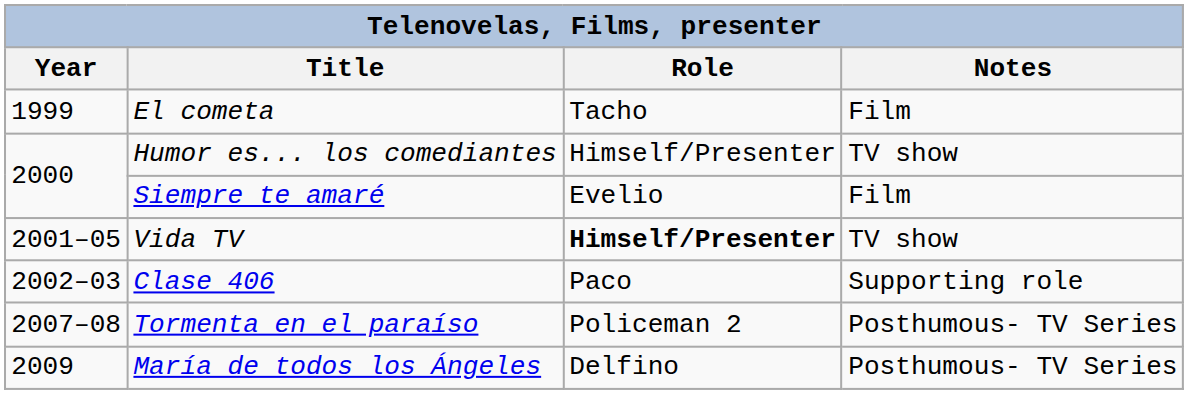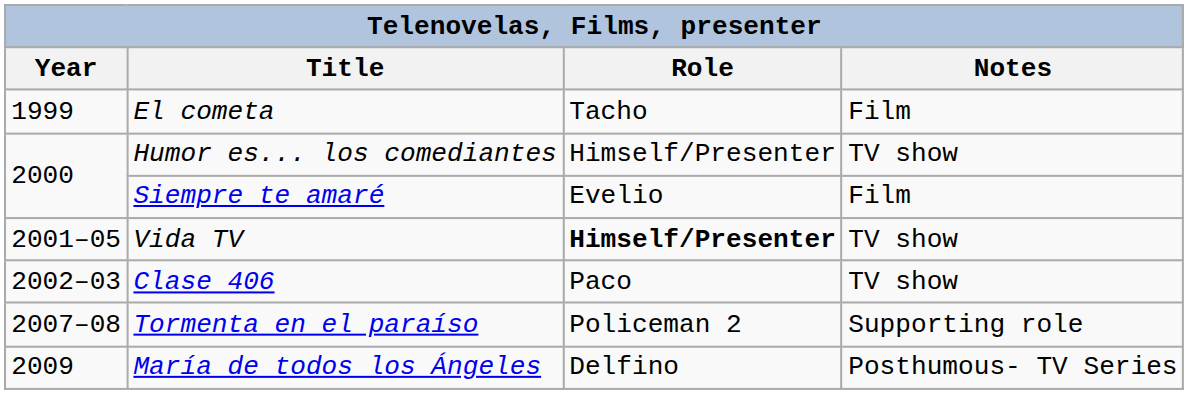(966, 282) Supporting role -> (903, 282) TV show
(1013, 324) Posthumous- TV Series -> (966, 324) Supporting role
